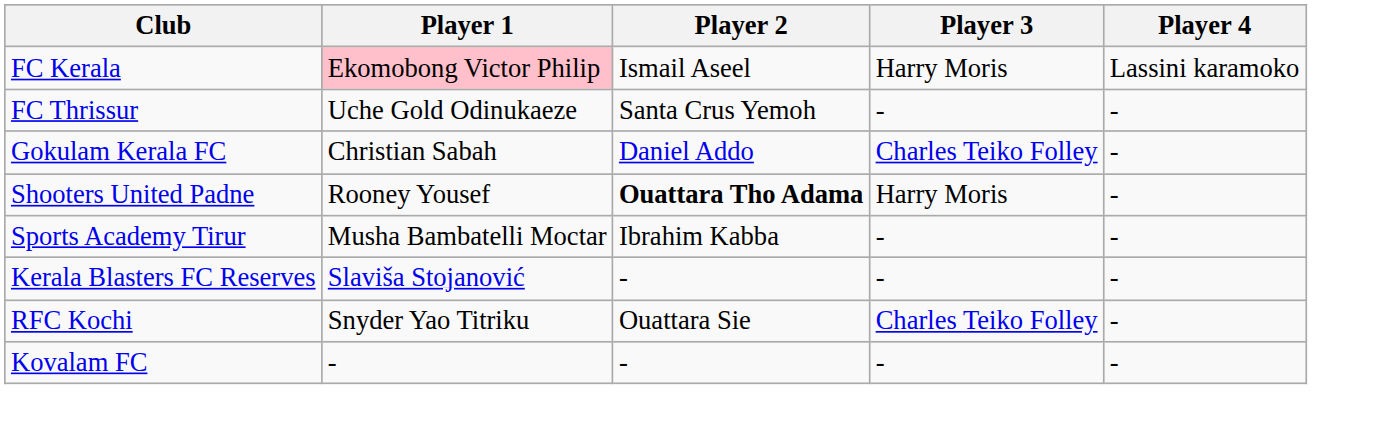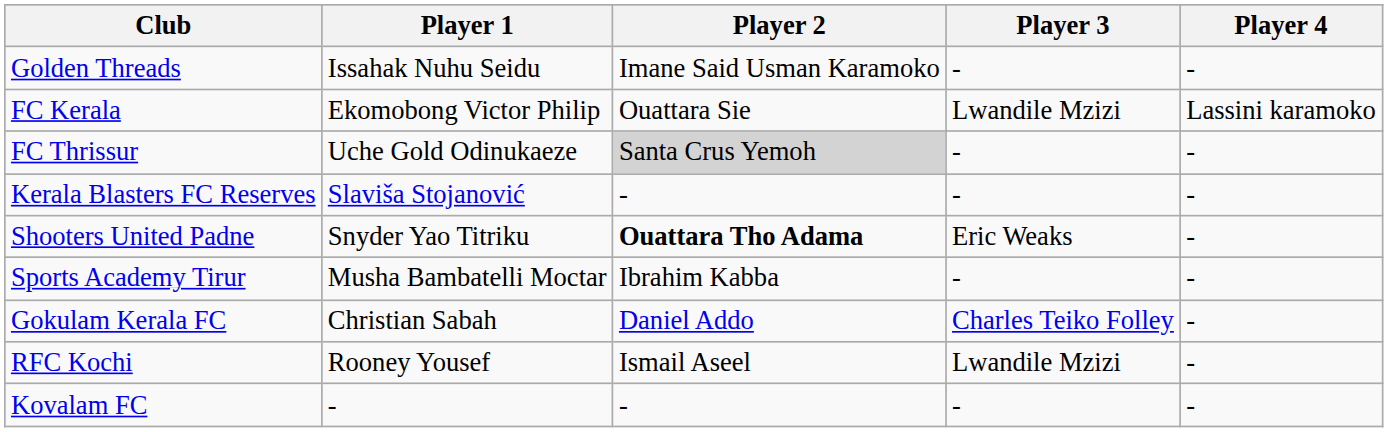+ row: (96, 67)
(464, 67) pink background -> (464, 109) no background
(685, 67) Ismail Aseel -> (685, 109) Ouattara Sie
(942, 67) Harry Moris -> (1036, 109) Lwandile Mzizi
(717, 109) no background -> (717, 151) lightgrey background
rows swapped: (119, 151) <-> (163, 278)
(409, 194) Rooney Yousef -> (429, 236) Snyder Yao Titriku
(942, 194) Harry Moris -> (1012, 236) Eric Weaks
(429, 320) Snyder Yao Titriku -> (409, 362) Rooney Yousef
(685, 320) Ouattara Sie -> (685, 362) Ismail Aseel
(987, 320) Charles Teiko Folley -> (1036, 362) Lwandile Mzizi
